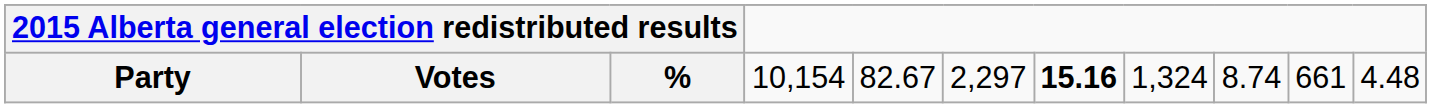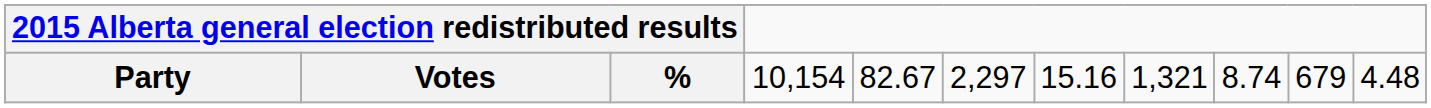(1079, 77) bold -> (1079, 77) normal
(1169, 77) 1,324 -> (1169, 77) 1,321
(1321, 77) 661 -> (1321, 77) 679
